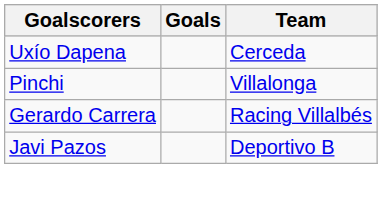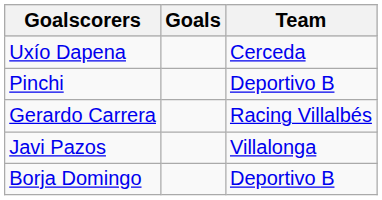(273, 83) Villalonga -> (282, 83) Deportivo B
(282, 147) Deportivo B -> (273, 147) Villalonga
+ row: (75, 178)
